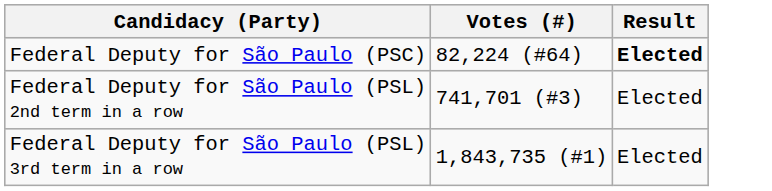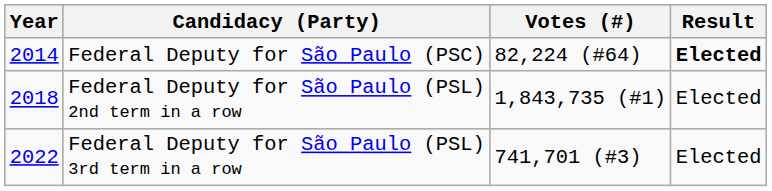+ column: (34, 21)
(509, 100) 741,701 (#3) -> (580, 100) 1,843,735 (#1)
(522, 157) 1,843,735 (#1) -> (568, 157) 741,701 (#3)
